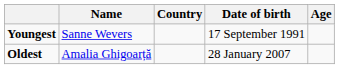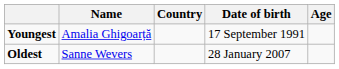(97, 34) Sanne Wevers -> (106, 34) Amalia Ghigoarță
(106, 53) Amalia Ghigoarță -> (97, 53) Sanne Wevers
